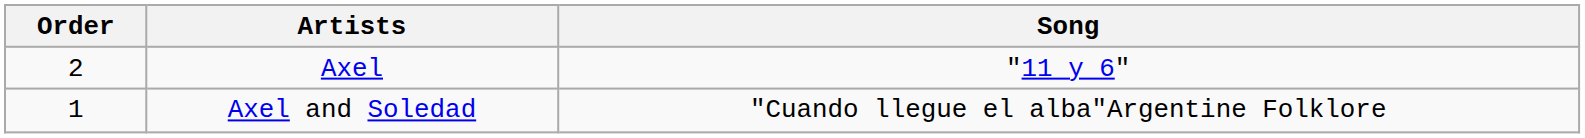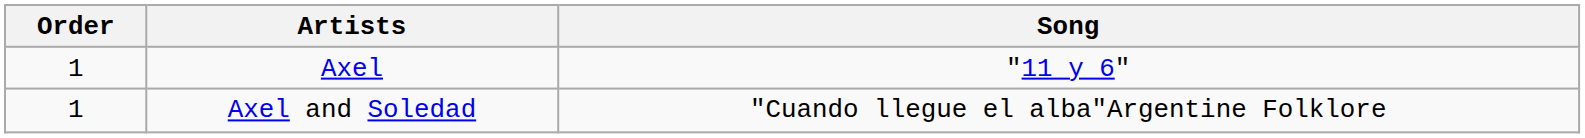(76, 68) 2 -> (76, 68) 1
